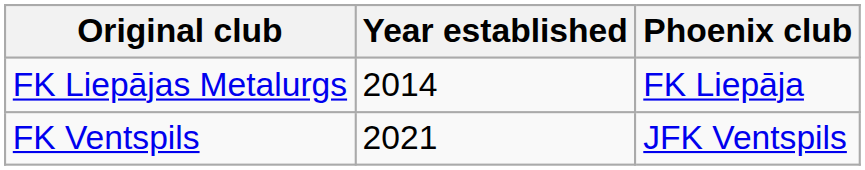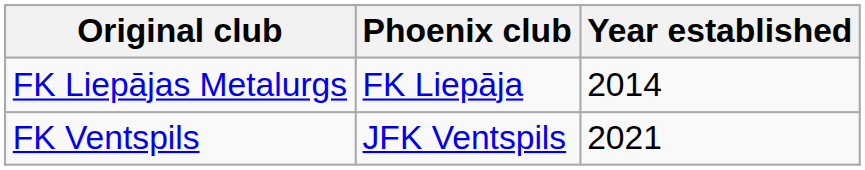columns swapped: (748, 31) <-> (495, 31)
